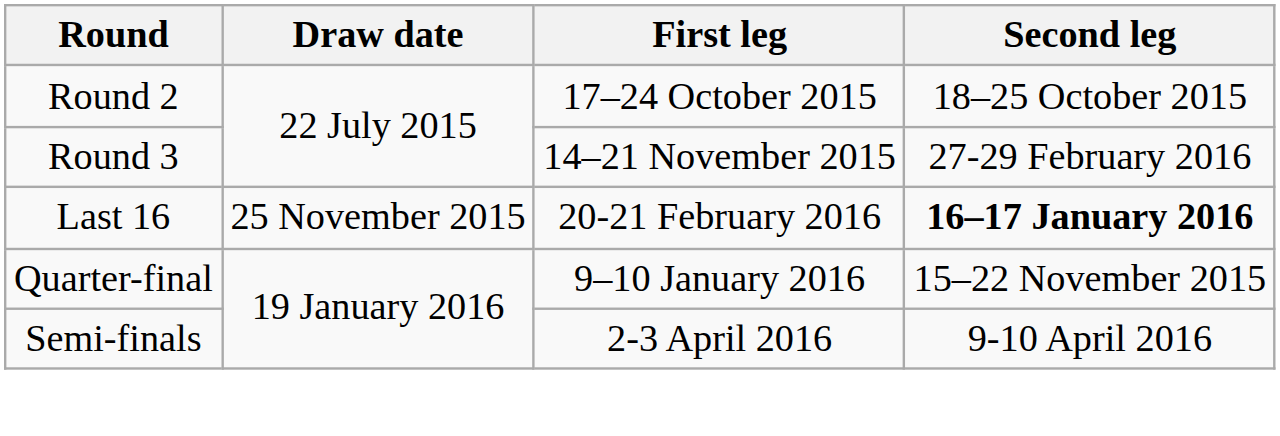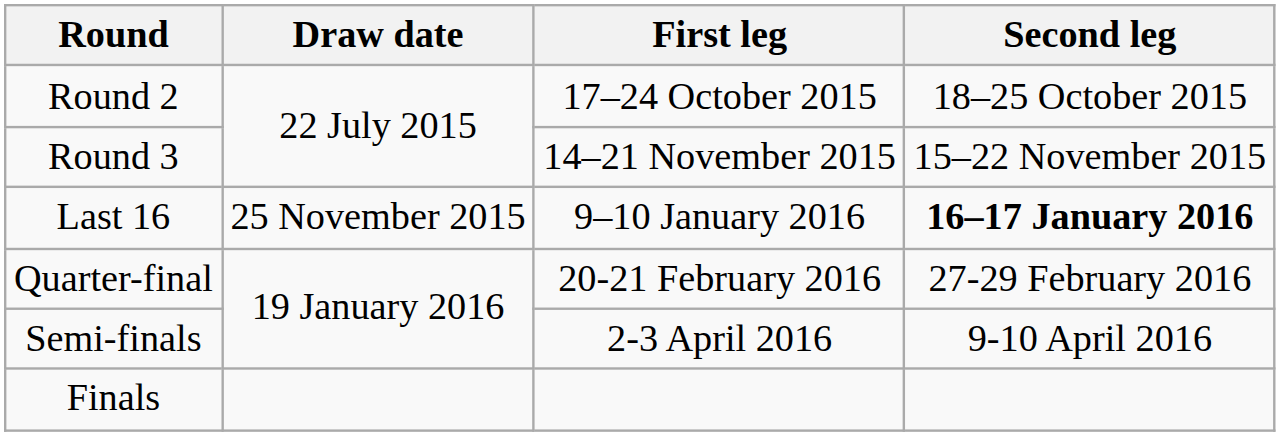(1090, 156) 27-29 February 2016 -> (1090, 156) 15–22 November 2015
(720, 216) 20-21 February 2016 -> (720, 216) 9–10 January 2016
(720, 277) 9–10 January 2016 -> (720, 277) 20-21 February 2016
(1090, 277) 15–22 November 2015 -> (1090, 277) 27-29 February 2016
+ row: (113, 398)
